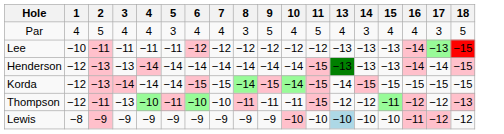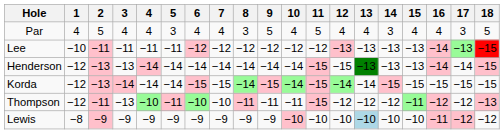+ column: (342, 13)
